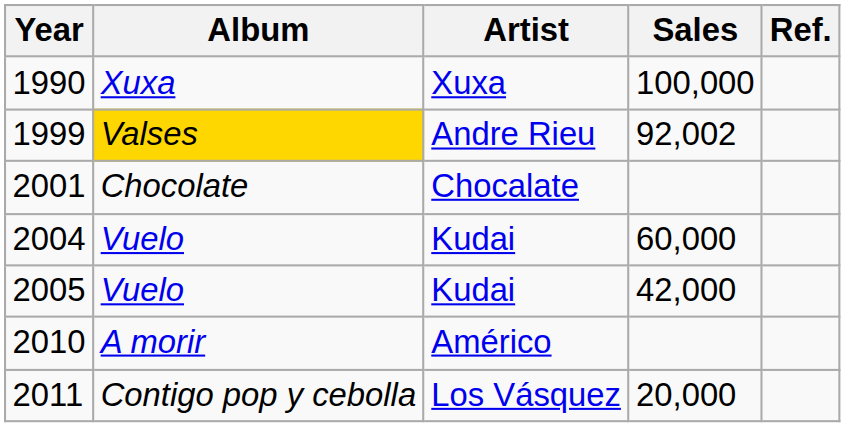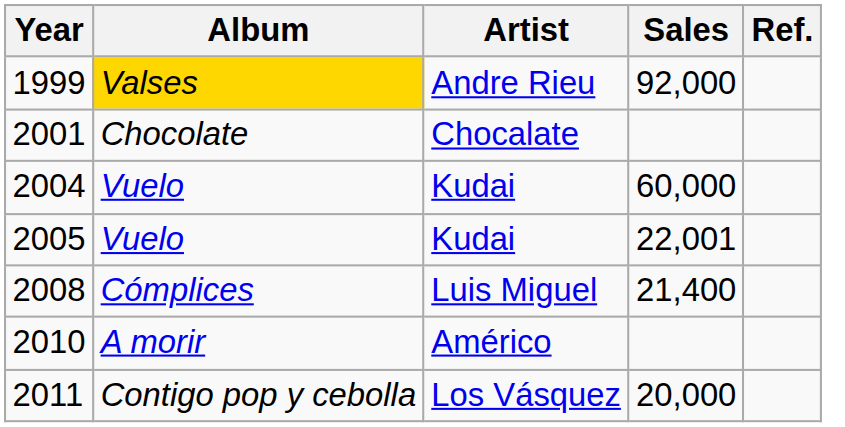- row: (49, 82)
(686, 134) 92,002 -> (686, 82) 92,000
(686, 290) 42,000 -> (686, 238) 22,001
+ row: (49, 290)
